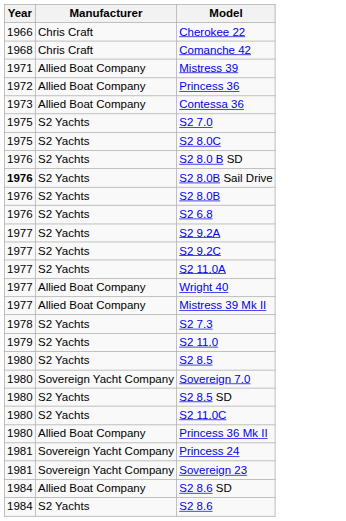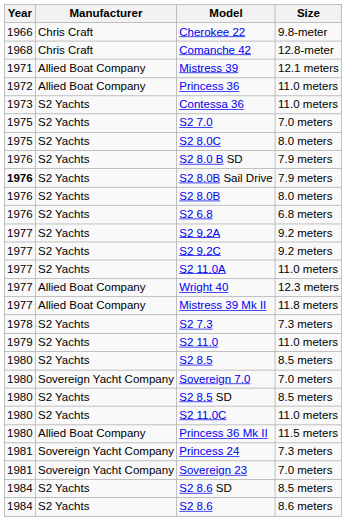+ column: (308, 13)
(92, 104) Allied Boat Company -> (64, 104) S2 Yachts
(92, 488) Allied Boat Company -> (64, 488) S2 Yachts
